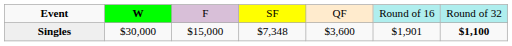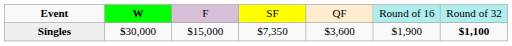(272, 32) $7,348 -> (272, 32) $7,350
(407, 32) $1,901 -> (407, 32) $1,900
